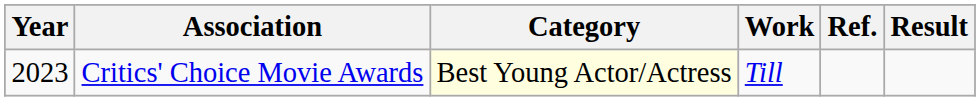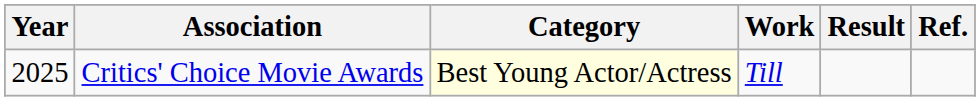columns swapped: (929, 27) <-> (852, 27)
(40, 72) 2023 -> (40, 72) 2025
